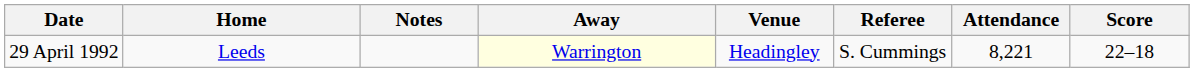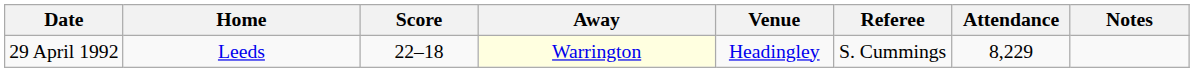columns swapped: (1129, 20) <-> (419, 20)
(1011, 51) 8,221 -> (1011, 51) 8,229
